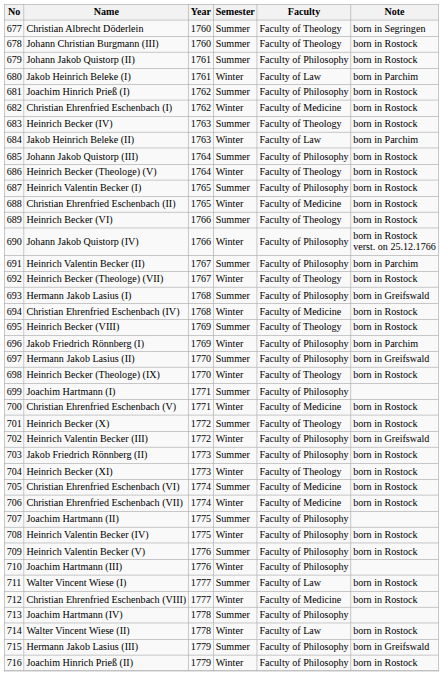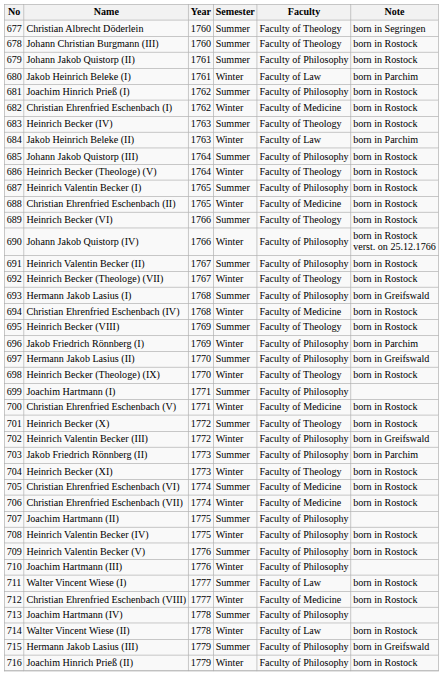(386, 263) born in Parchim -> (385, 263) born in Rostock
(385, 455) born in Rostock -> (386, 455) born in Parchim
